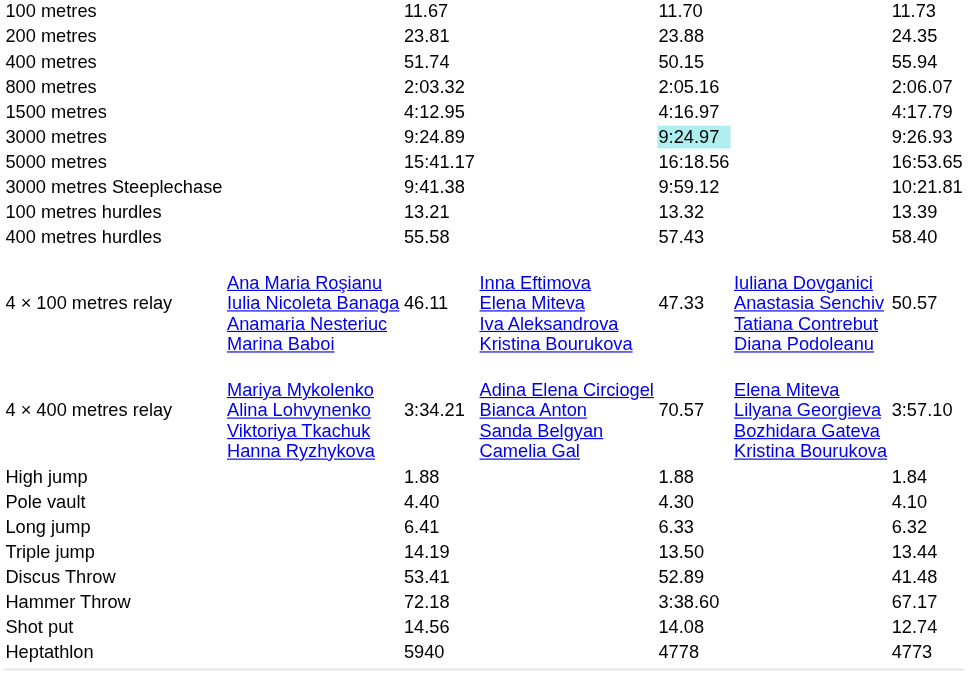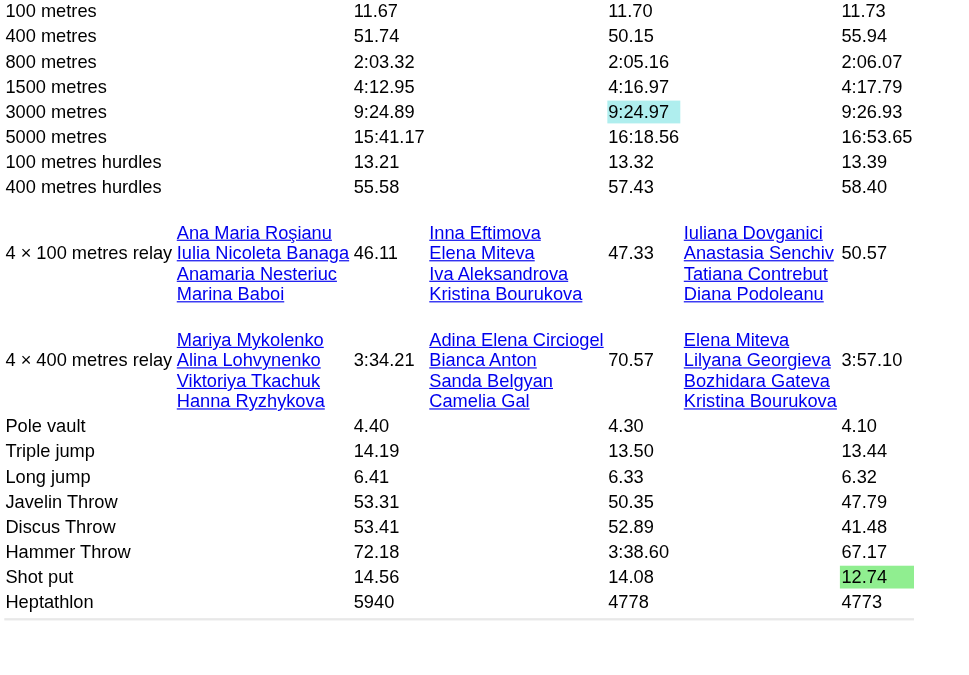- row: (51, 36)
- row: (114, 187)
- row: (46, 476)
rows swapped: (48, 526) <-> (50, 551)
+ row: (62, 501)
(914, 627) no background -> (864, 577) lightgreen background
